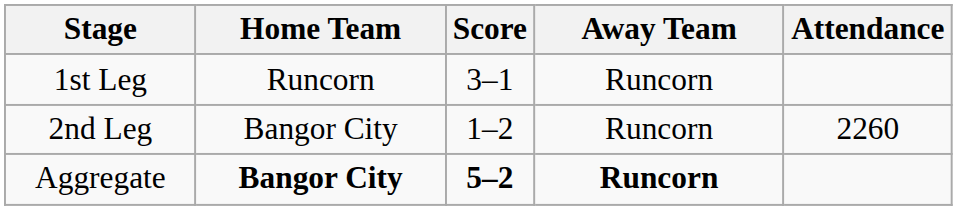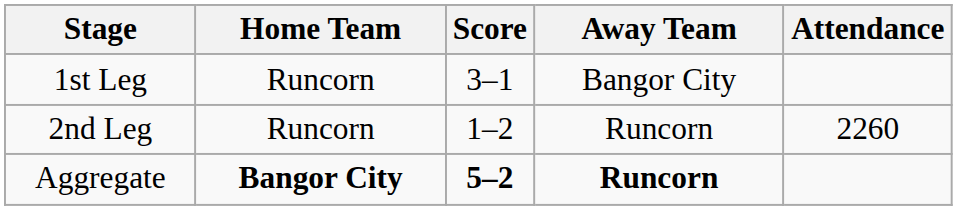(659, 79) Runcorn -> (659, 79) Bangor City
(321, 128) Bangor City -> (321, 128) Runcorn
